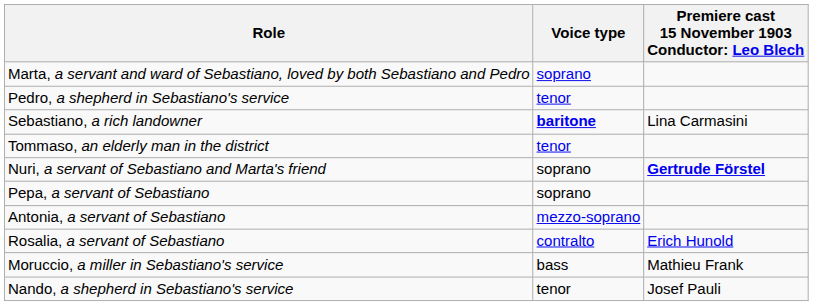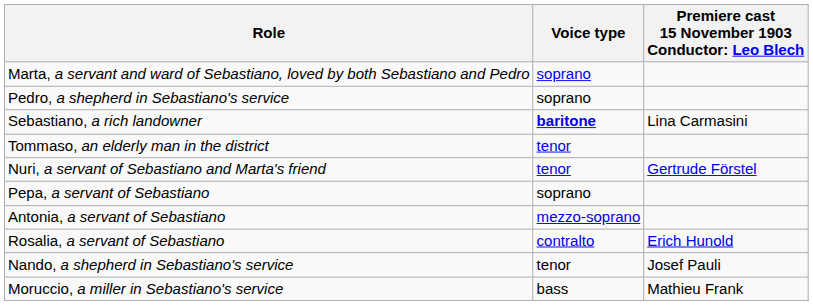(554, 97) tenor -> (564, 97) soprano
(564, 169) soprano -> (554, 169) tenor
(706, 169) bold -> (702, 169) normal
rows swapped: (146, 264) <-> (151, 288)
